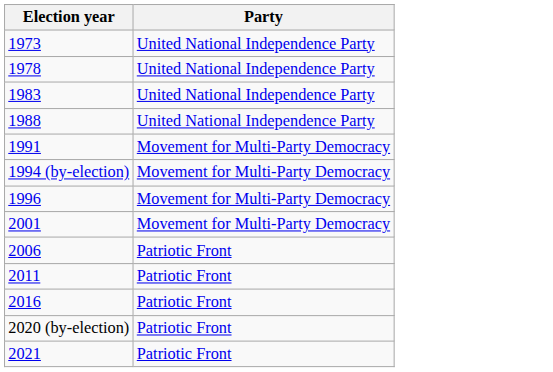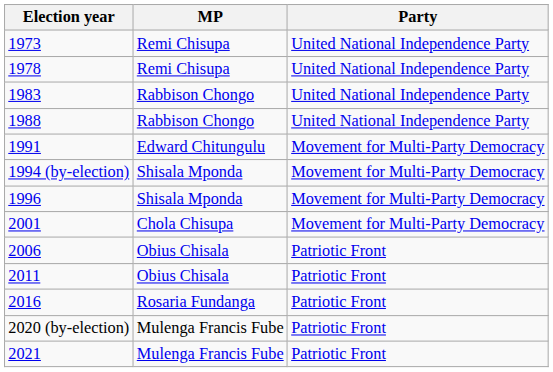+ column: (210, 17)
